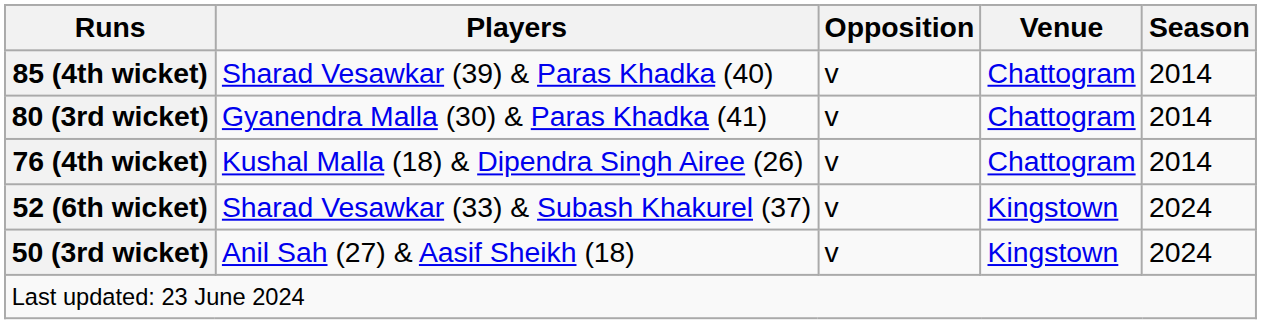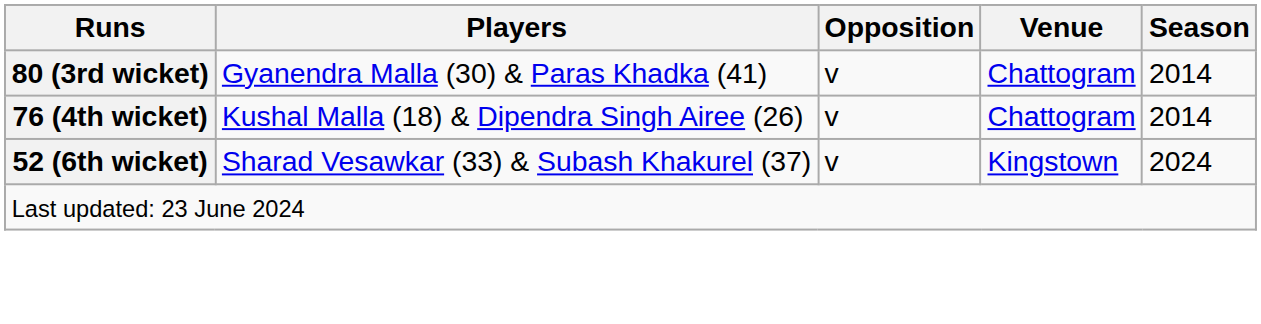- row: (110, 73)
- row: (110, 252)
